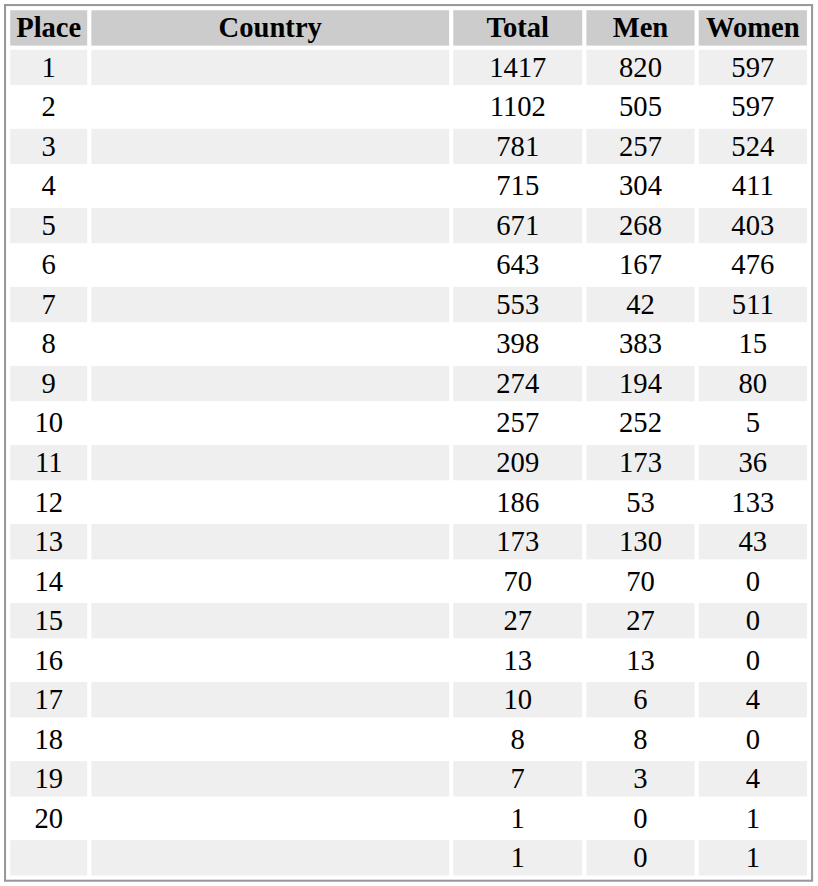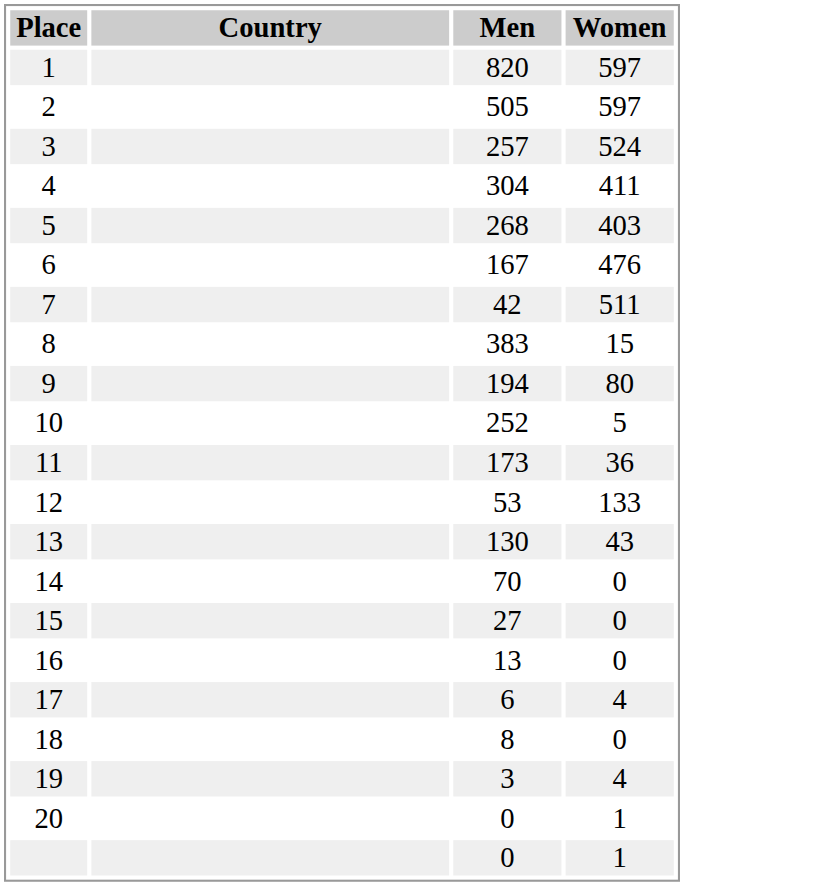- column: (518, 28)
